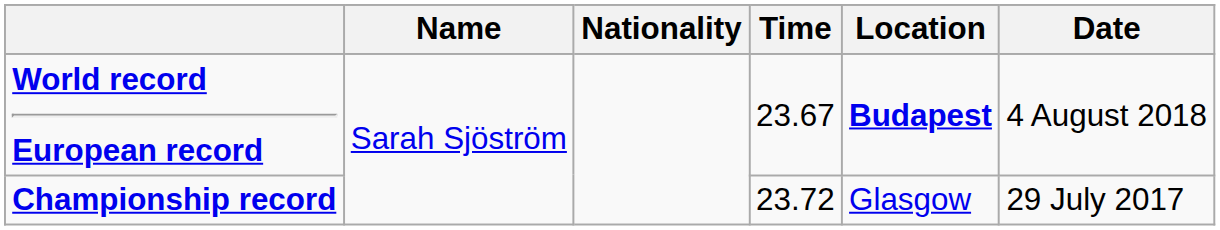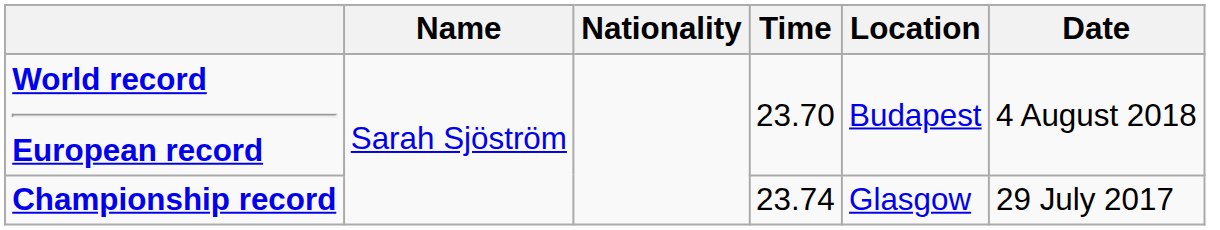(795, 114) 23.67 -> (795, 114) 23.70
(921, 114) bold -> (915, 114) normal
(795, 199) 23.72 -> (795, 199) 23.74
